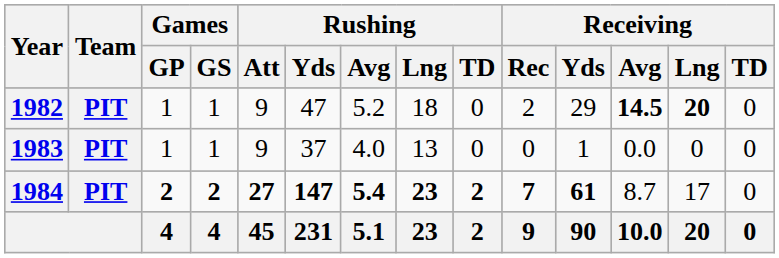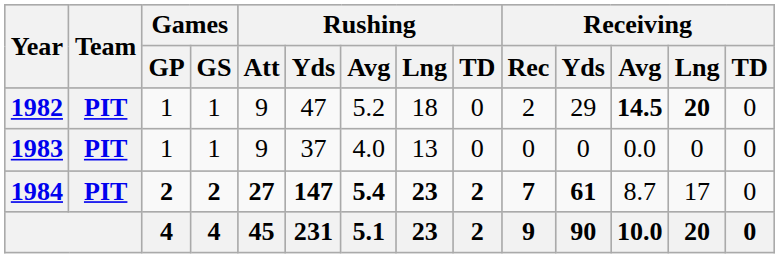(583, 149) 1 -> (583, 149) 0
